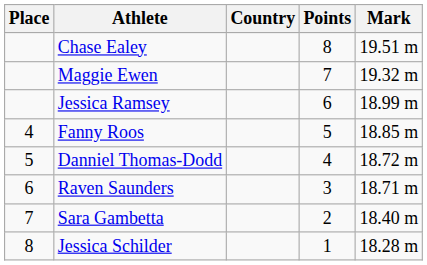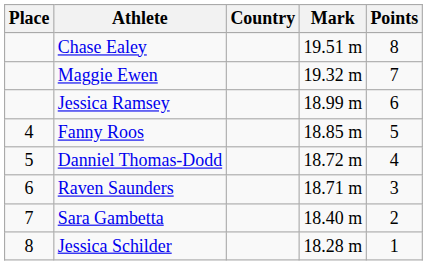columns swapped: (389, 18) <-> (327, 18)
